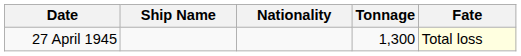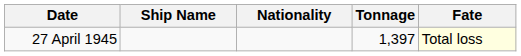(397, 39) 1,300 -> (397, 39) 1,397
